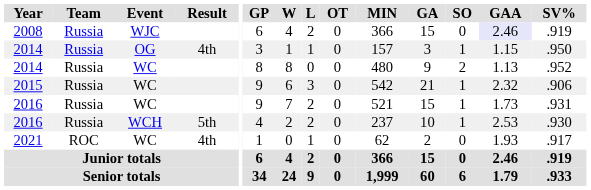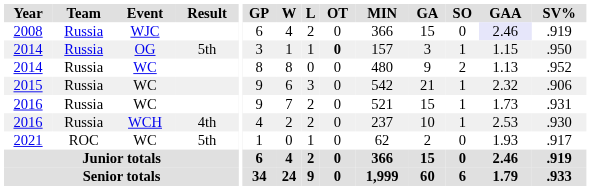(207, 49) 4th -> (207, 49) 5th
(337, 49) normal -> (337, 49) bold
(207, 122) 5th -> (207, 122) 4th
(207, 140) 4th -> (207, 140) 5th
